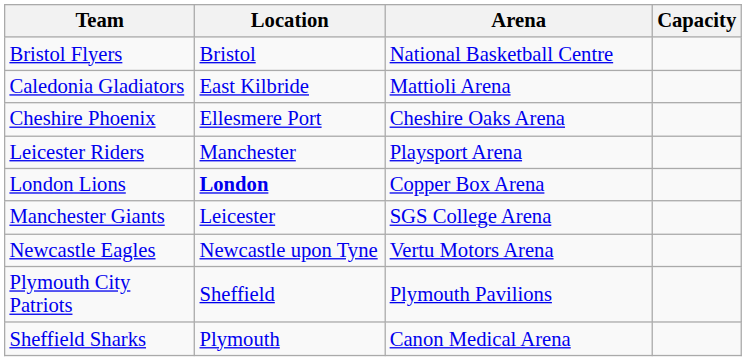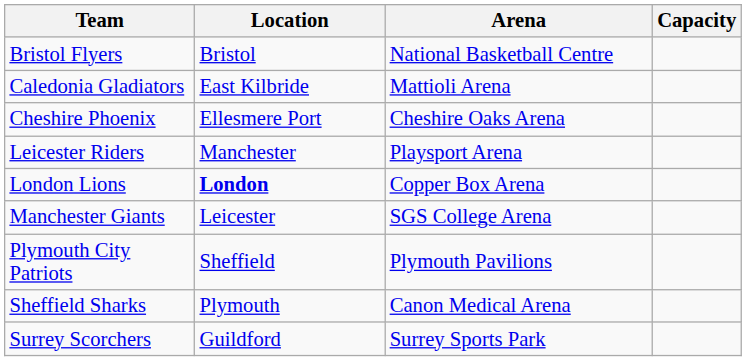- row: (82, 250)
+ row: (80, 338)
